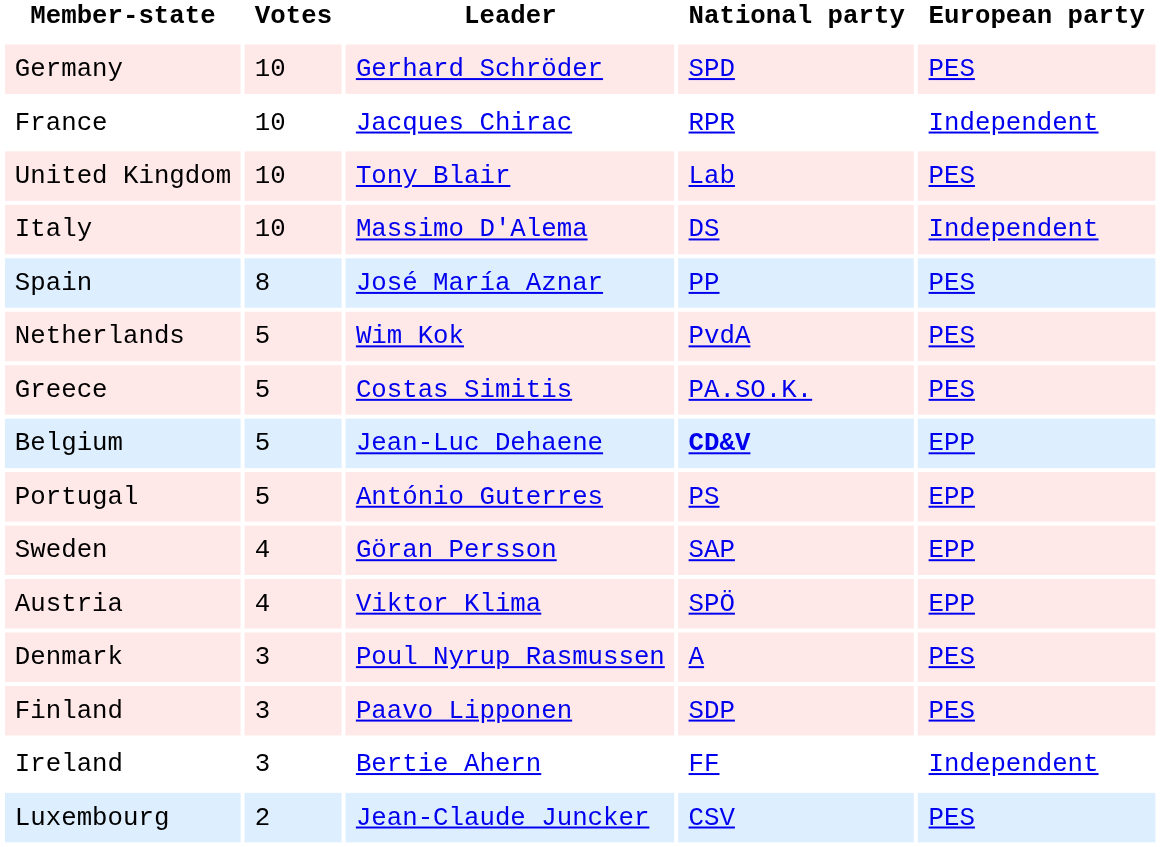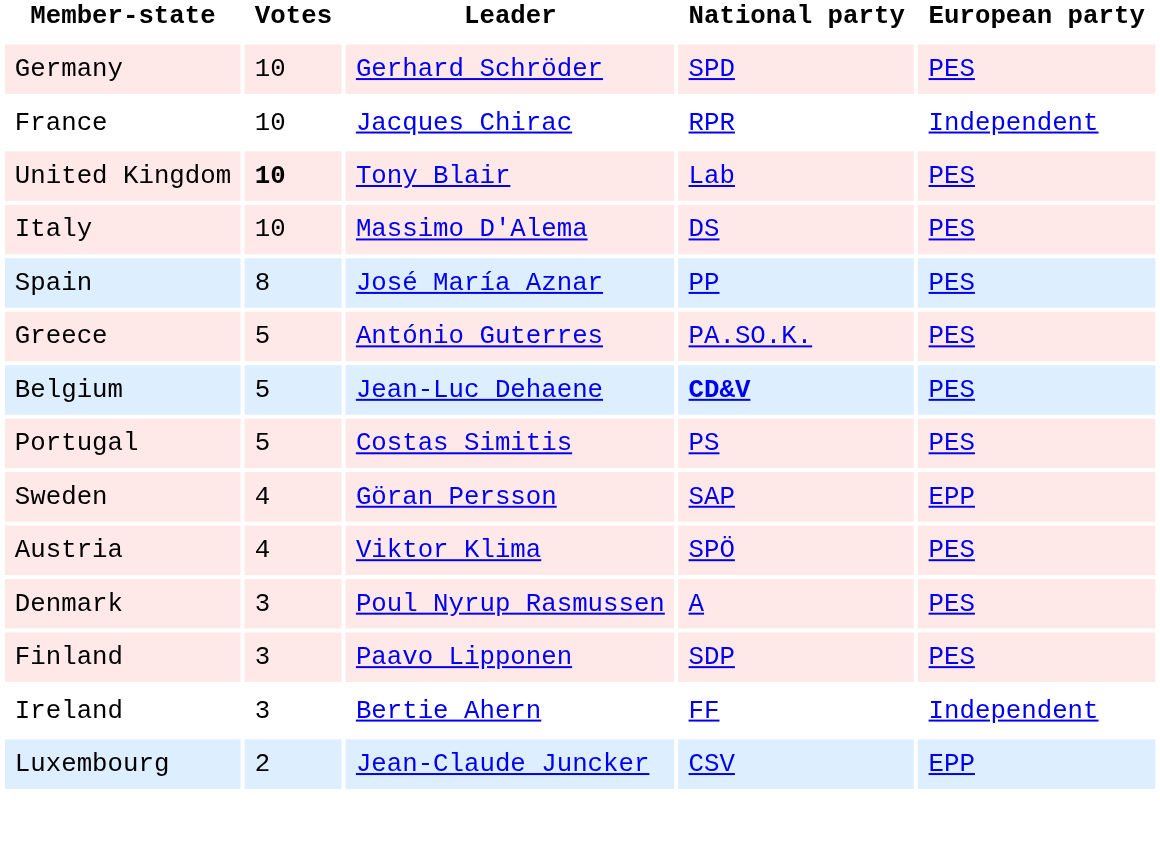(270, 176) normal -> (270, 176) bold
(1014, 230) Independent -> (952, 230) PES
- row: (100, 336)
(464, 390) Costas Simitis -> (479, 336) António Guterres
(952, 443) EPP -> (952, 390) PES
(479, 497) António Guterres -> (464, 443) Costas Simitis
(952, 497) EPP -> (952, 443) PES
(952, 604) EPP -> (952, 550) PES
(952, 818) PES -> (952, 764) EPP
